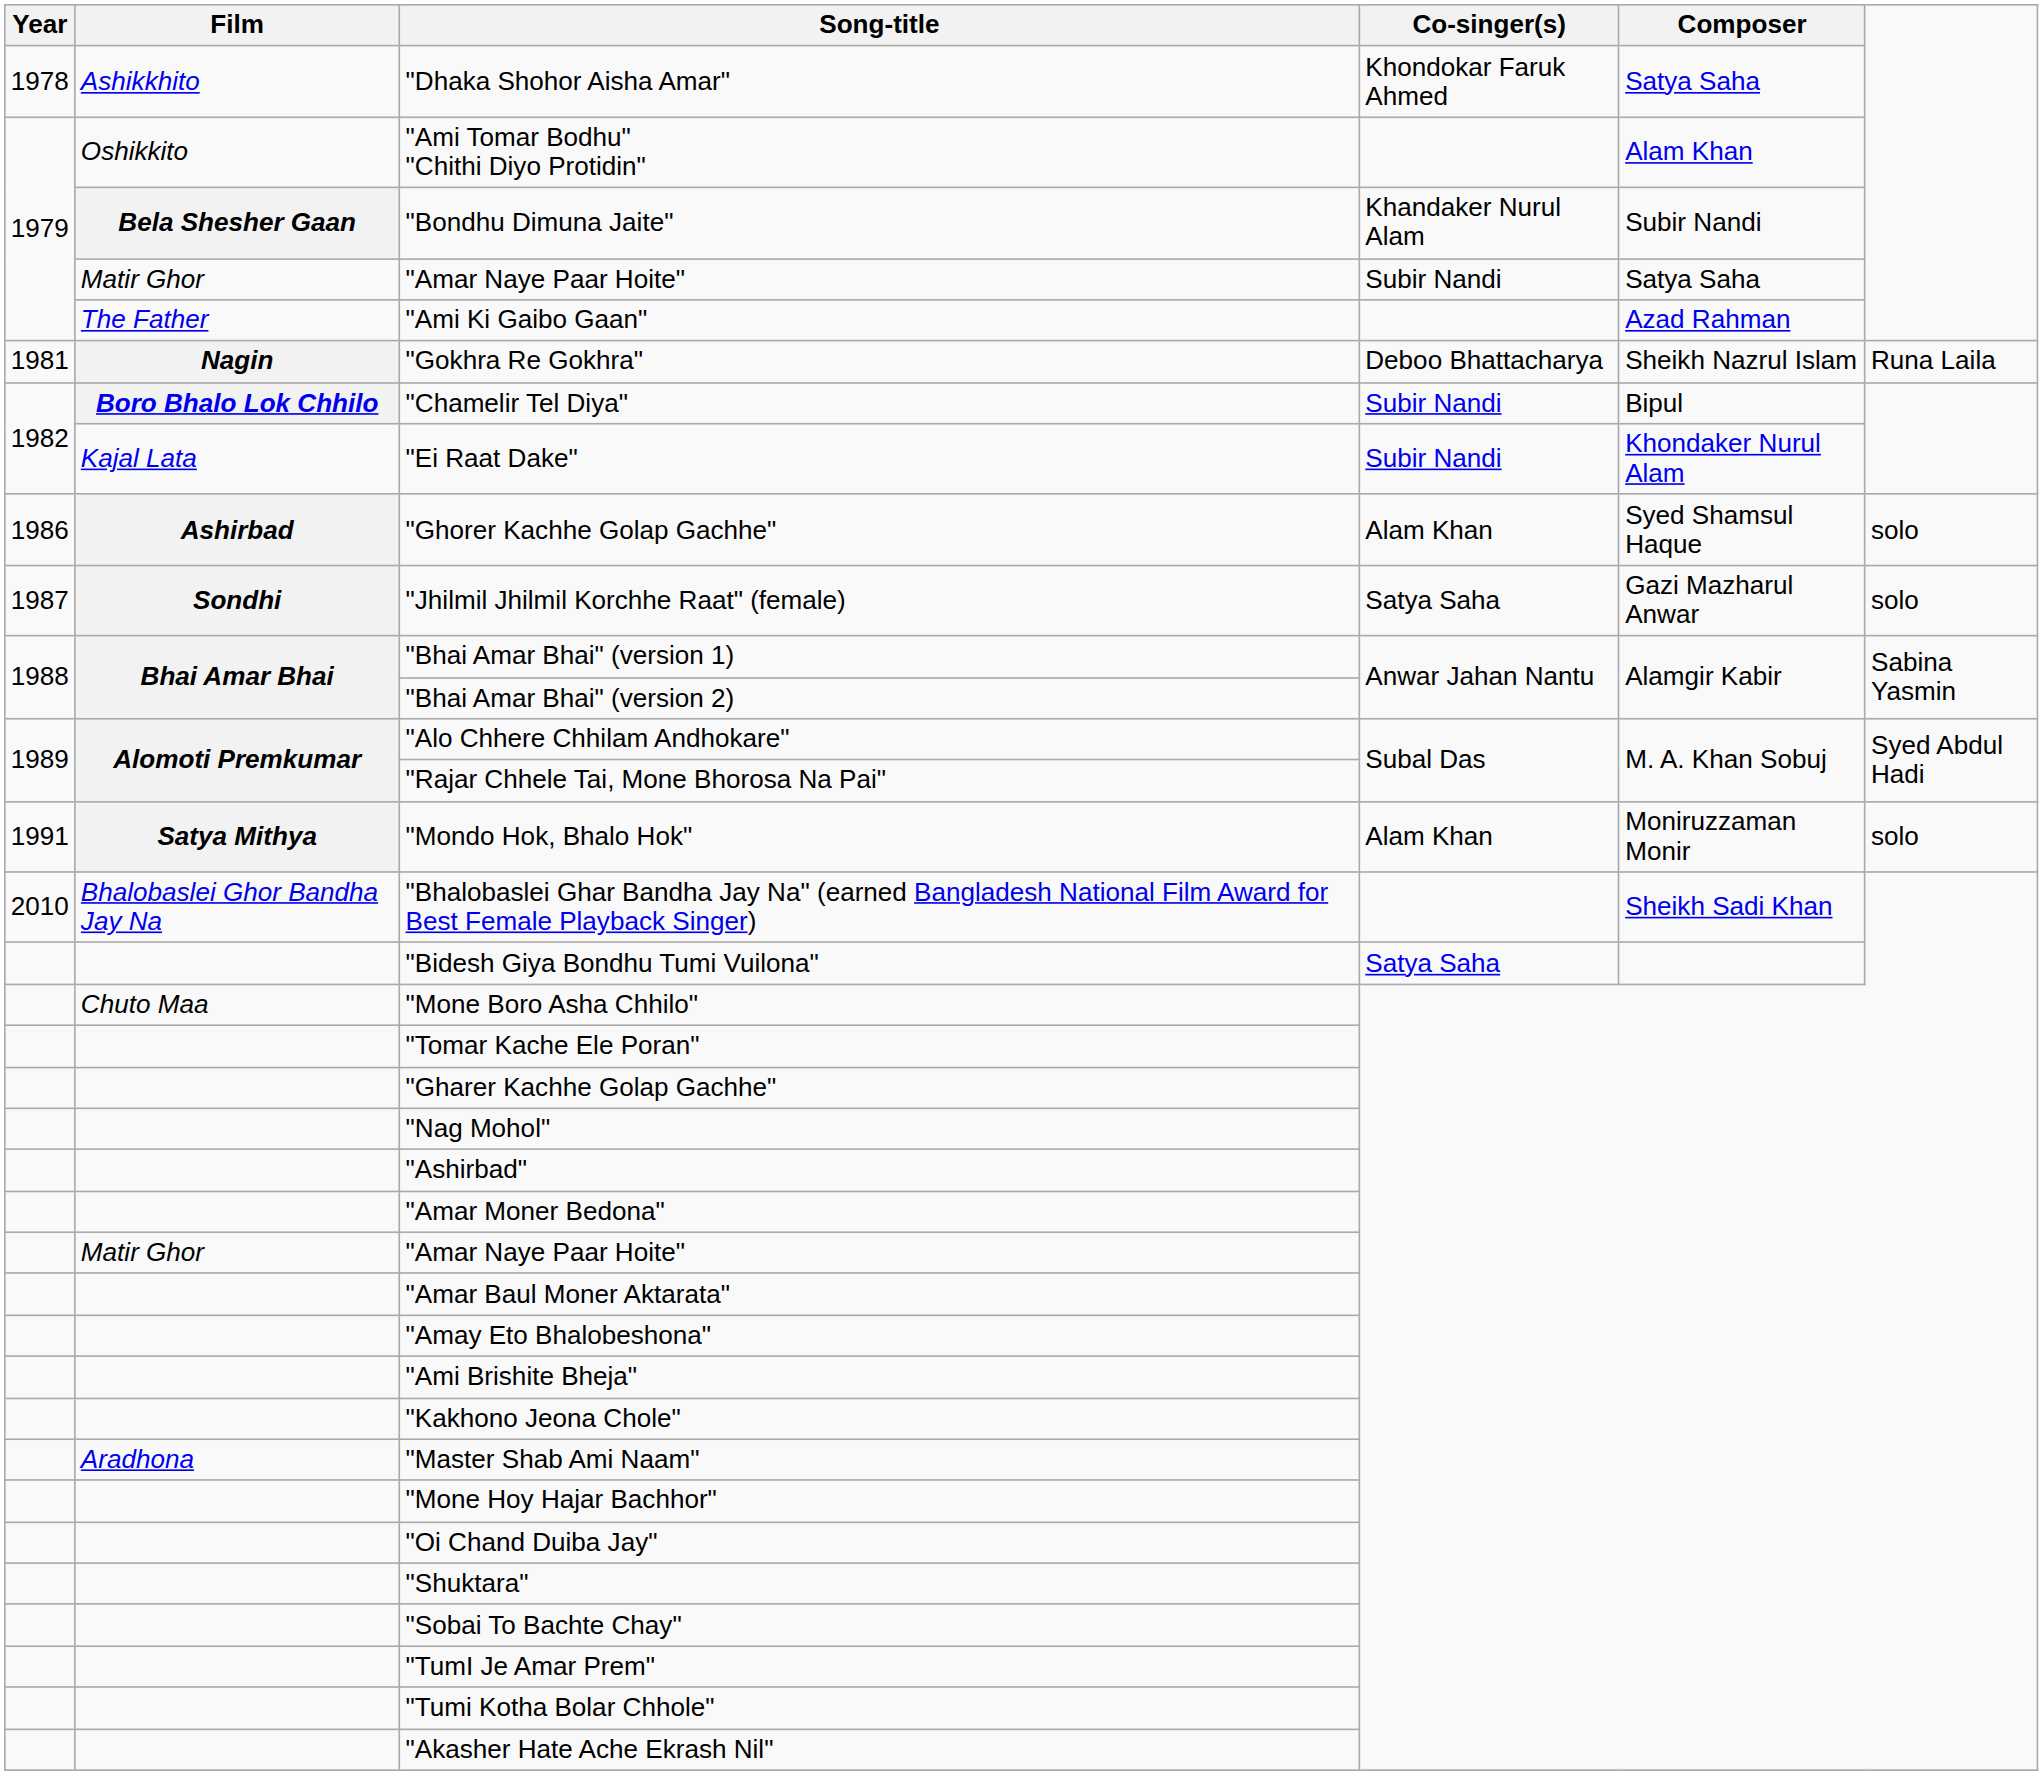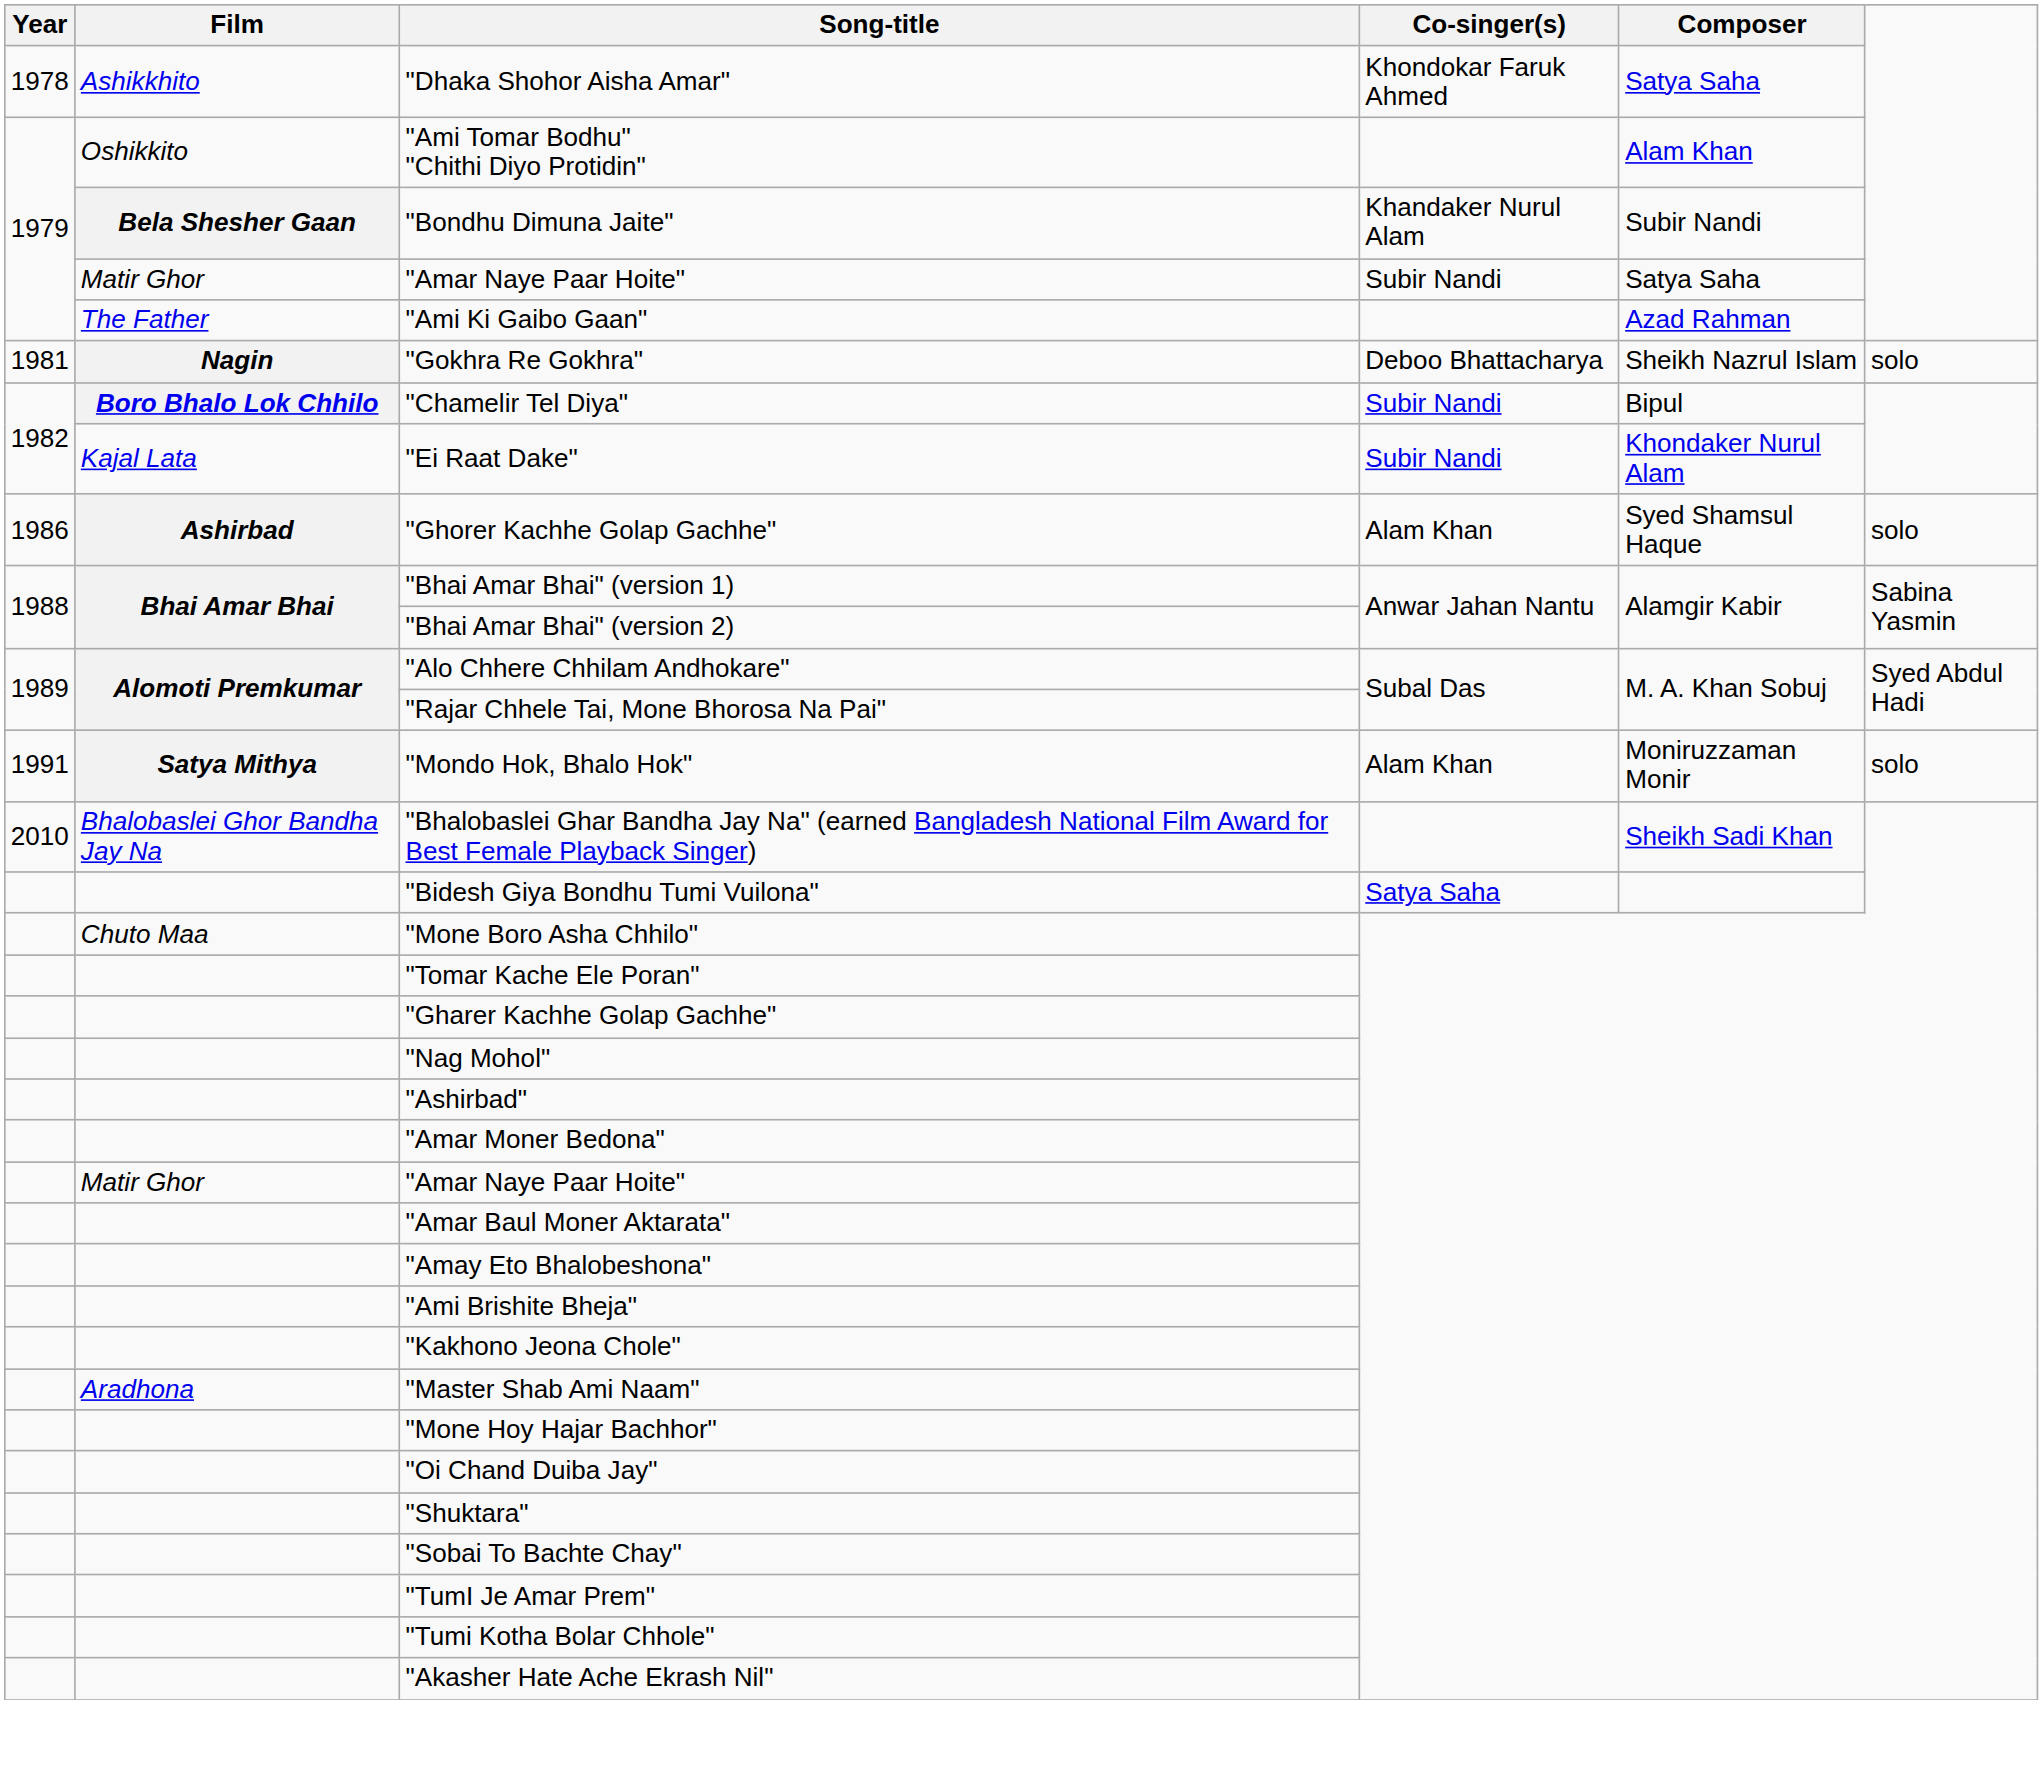(1933, 361) Runa Laila -> (1895, 361) solo
- row: (40, 600)
